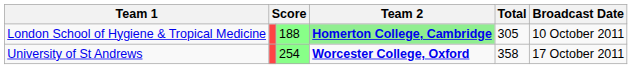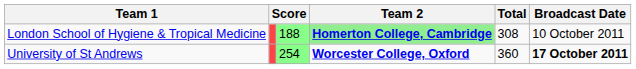(508, 34) 305 -> (508, 34) 308
(508, 53) 358 -> (508, 53) 360
(578, 53) normal -> (580, 53) bold
